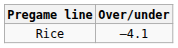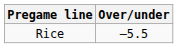(134, 33) –4.1 -> (134, 33) –5.5
